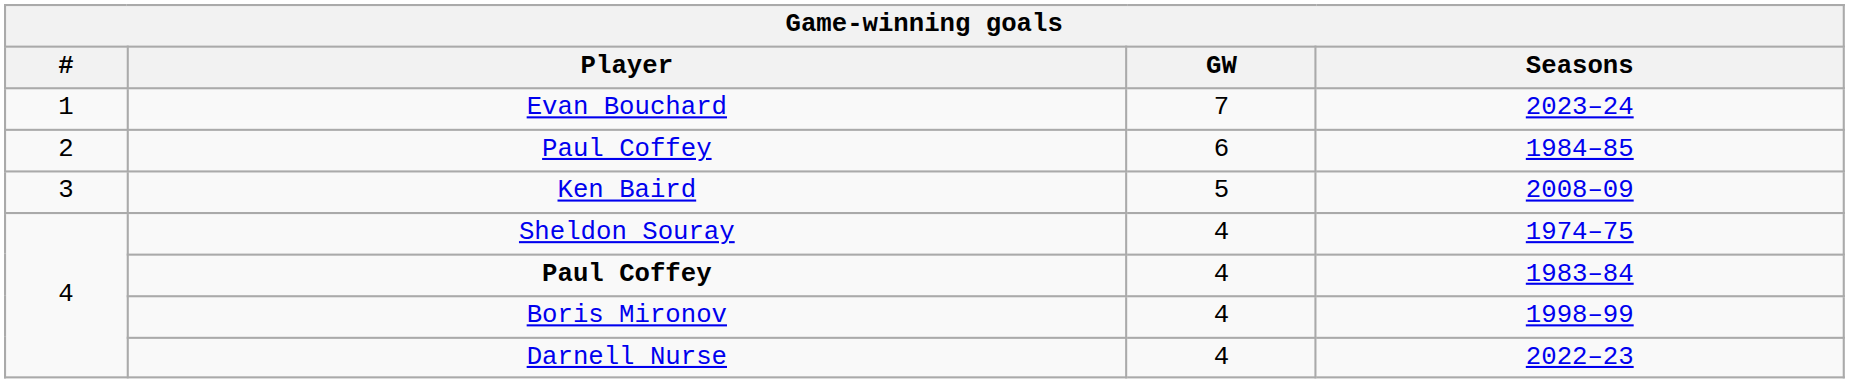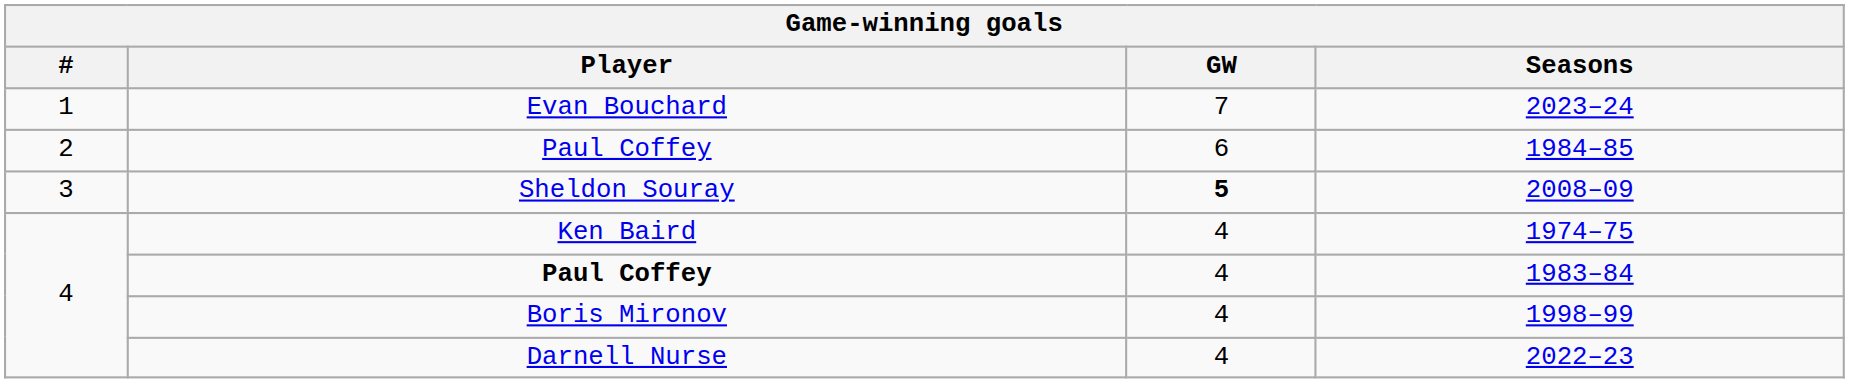(627, 192) Ken Baird -> (627, 192) Sheldon Souray
(1221, 192) normal -> (1221, 192) bold
(627, 233) Sheldon Souray -> (627, 233) Ken Baird
